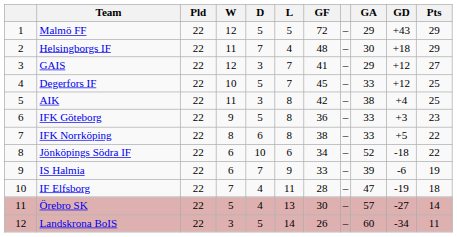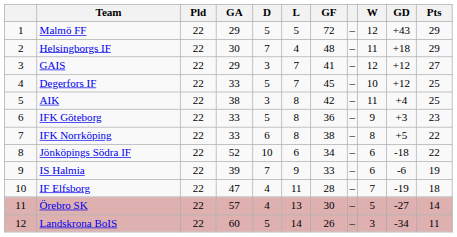columns swapped: (231, 13) <-> (369, 13)
